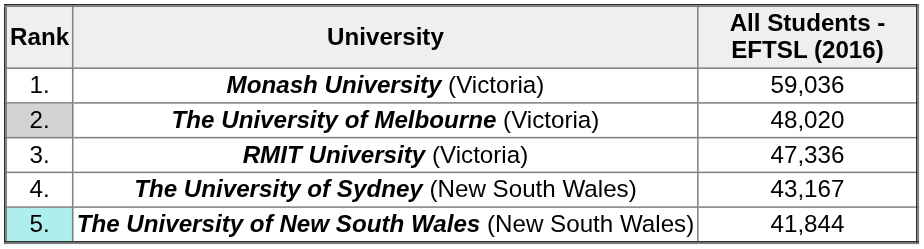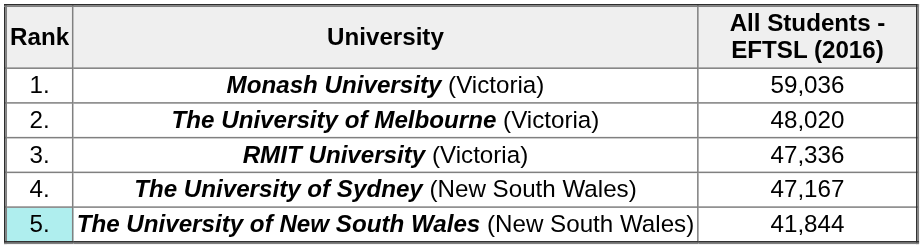(40, 120) lightgrey background -> (40, 120) no background
(807, 189) 43,167 -> (807, 189) 47,167
